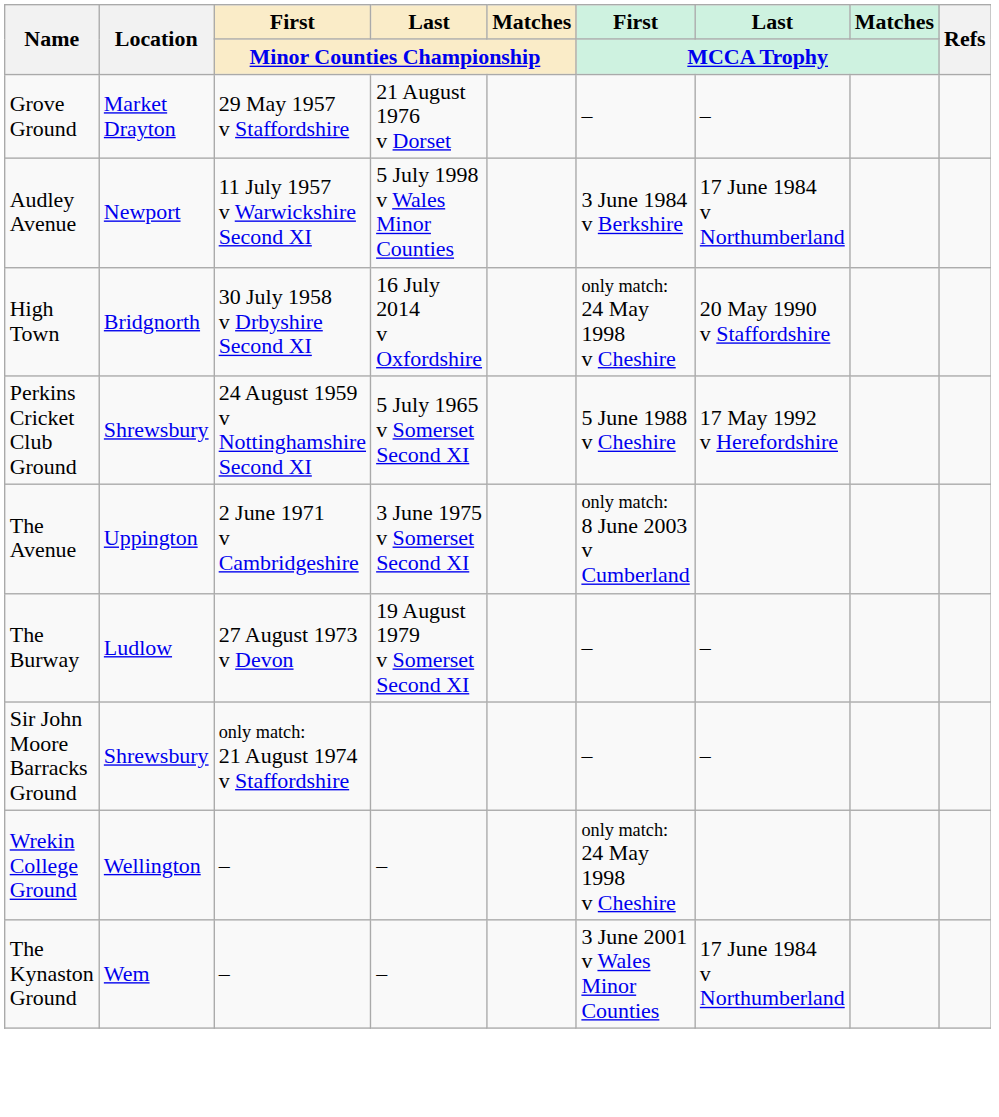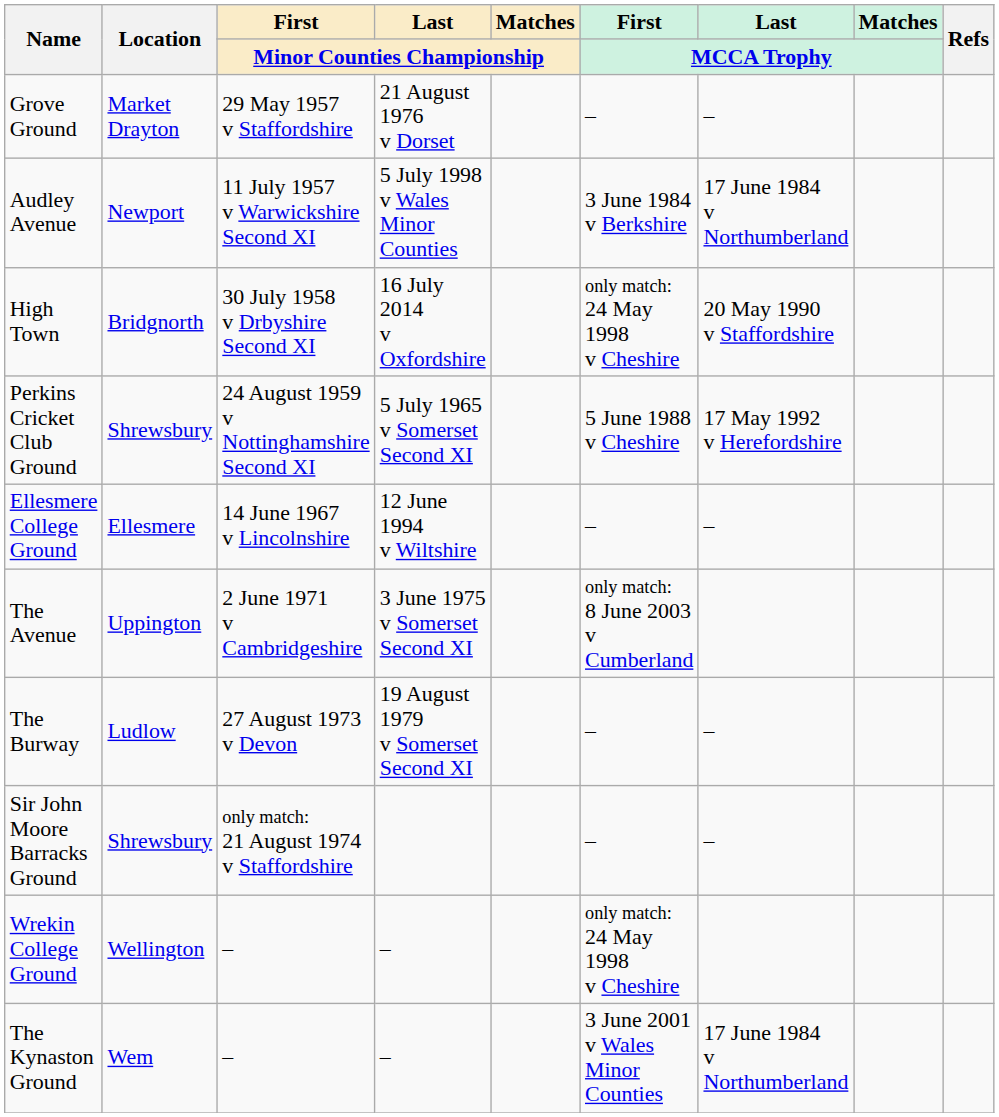+ row: (54, 526)
